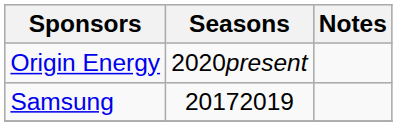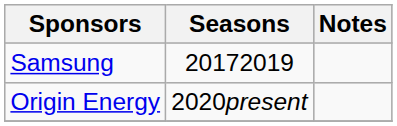rows swapped: (62, 101) <-> (85, 62)
